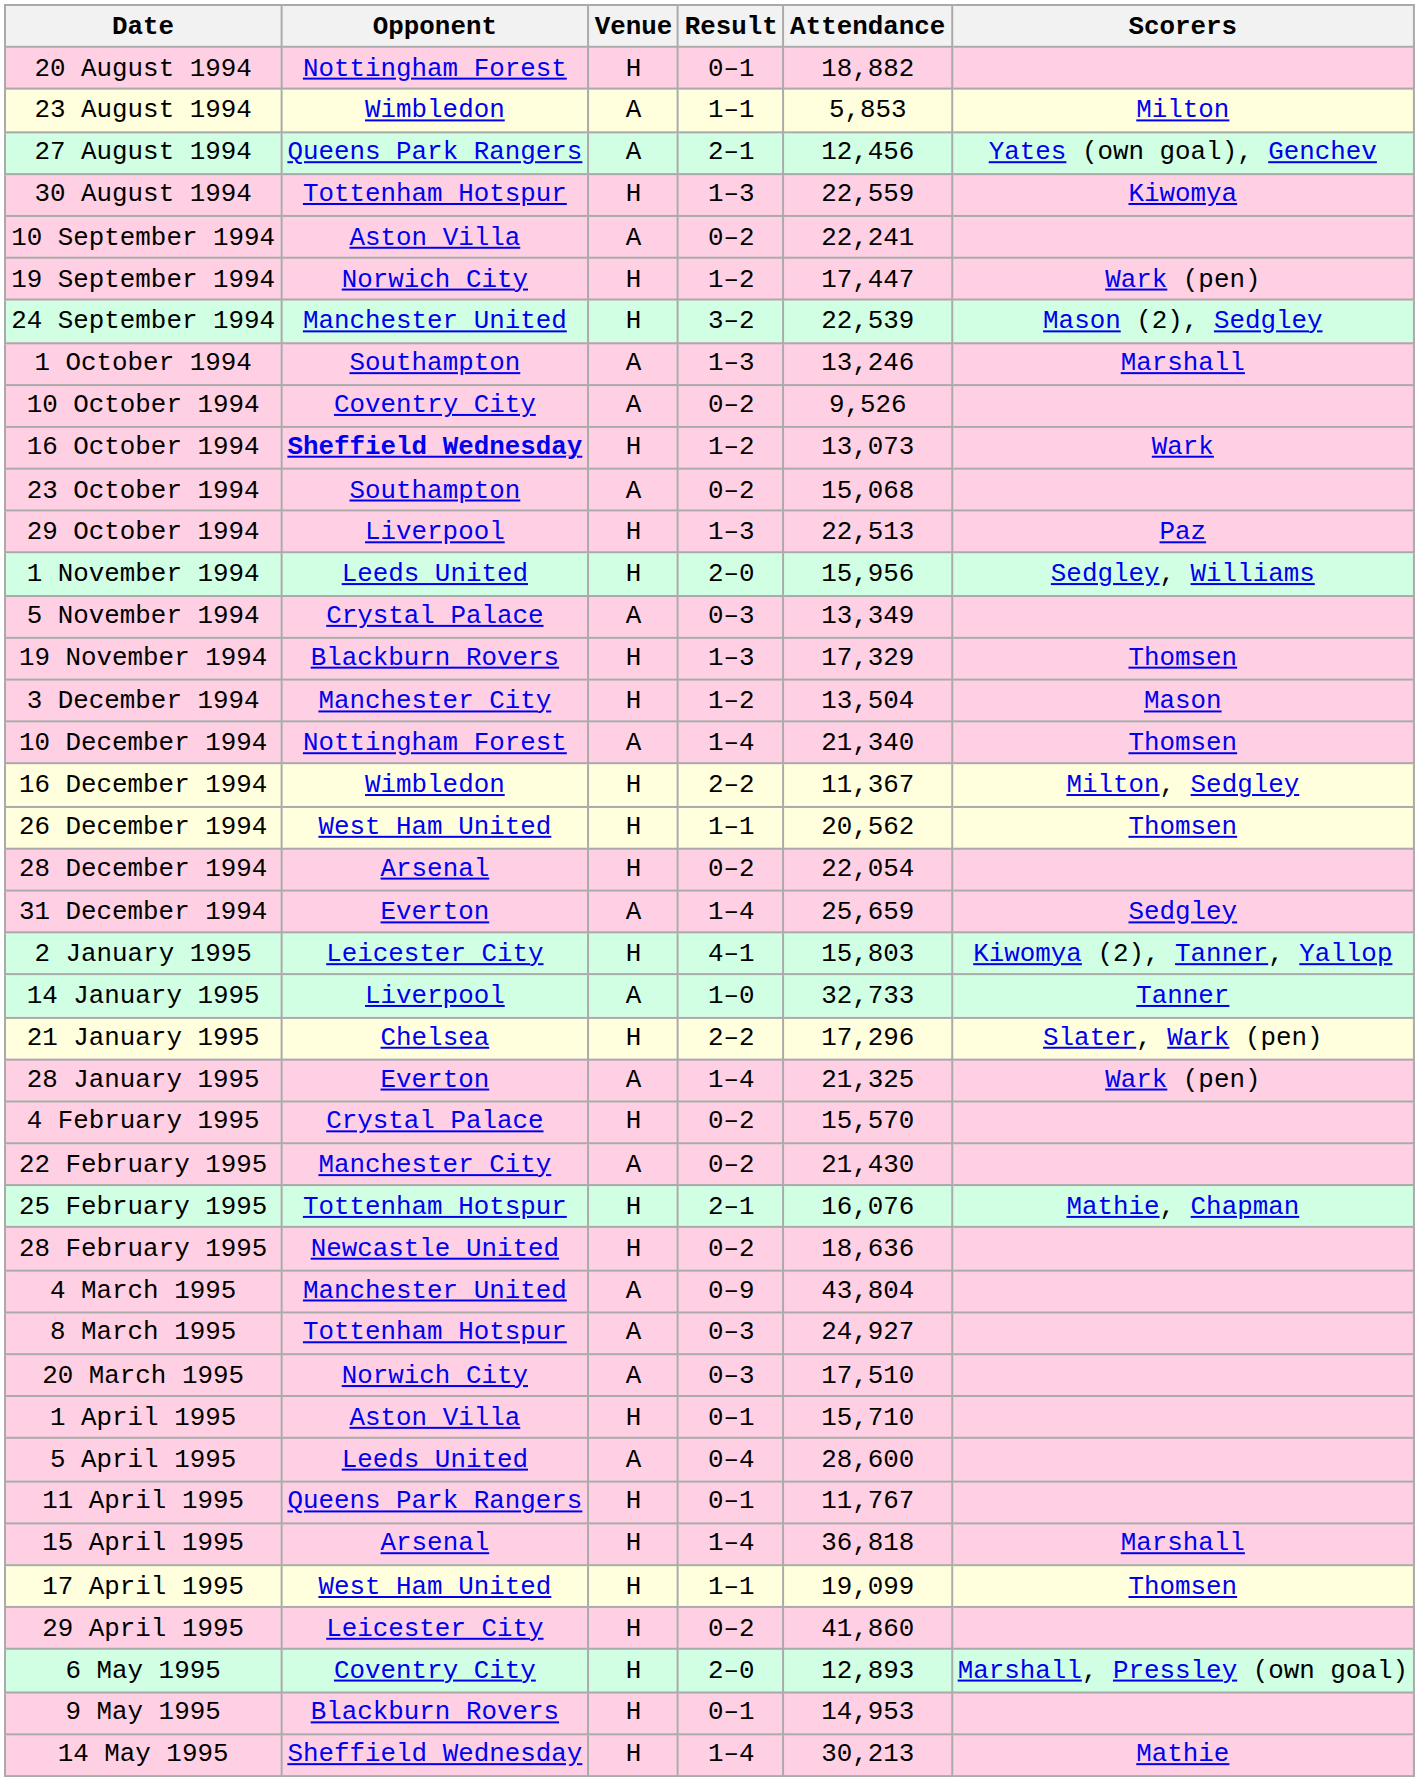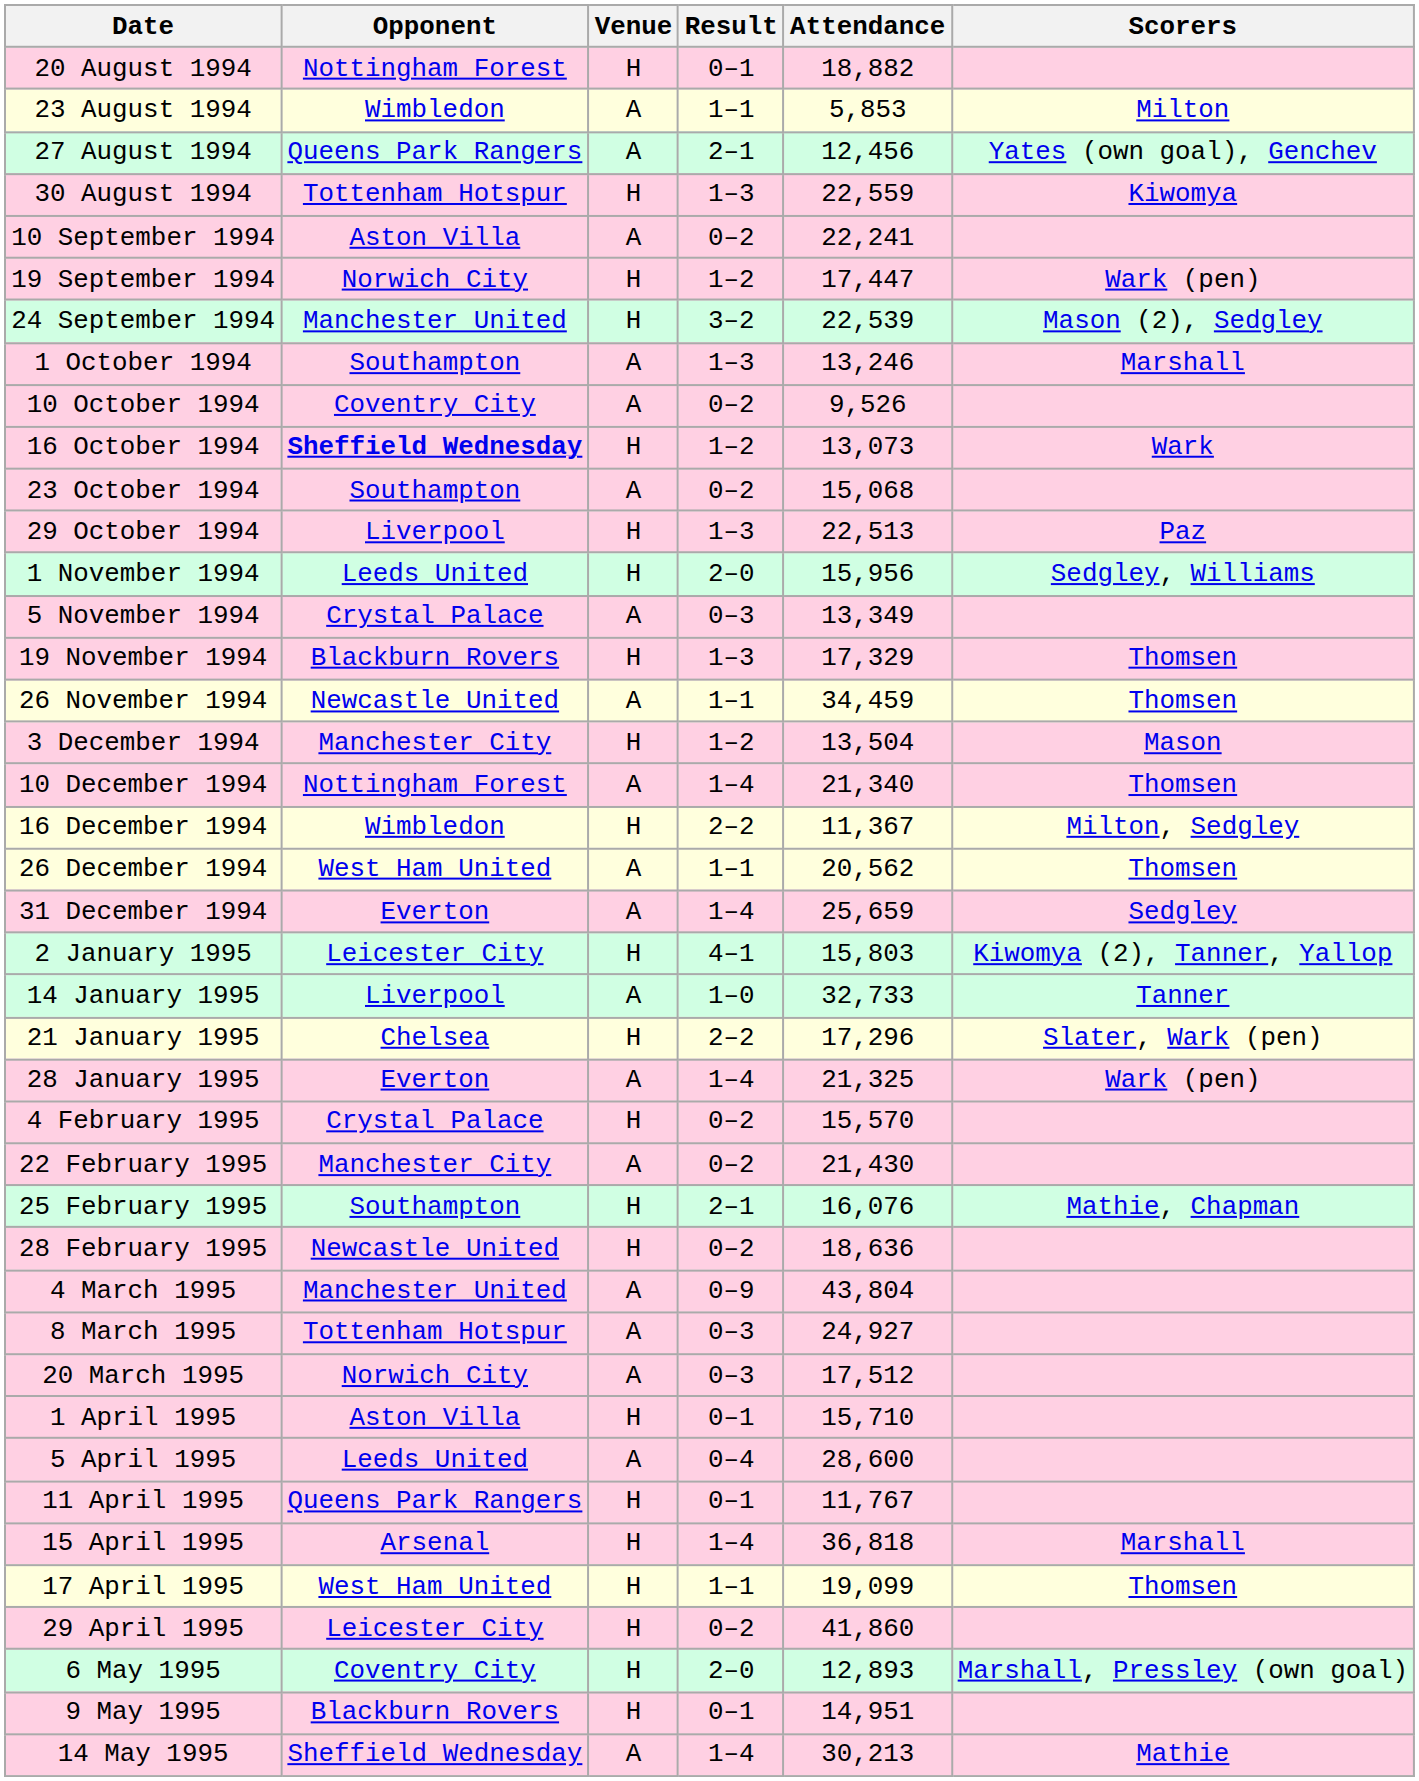+ row: (143, 701)
(633, 827) H -> (633, 869) A
- row: (143, 869)
(435, 1207) Tottenham Hotspur -> (435, 1207) Southampton
(868, 1375) 17,510 -> (868, 1375) 17,512
(868, 1713) 14,953 -> (868, 1713) 14,951
(633, 1755) H -> (633, 1755) A
